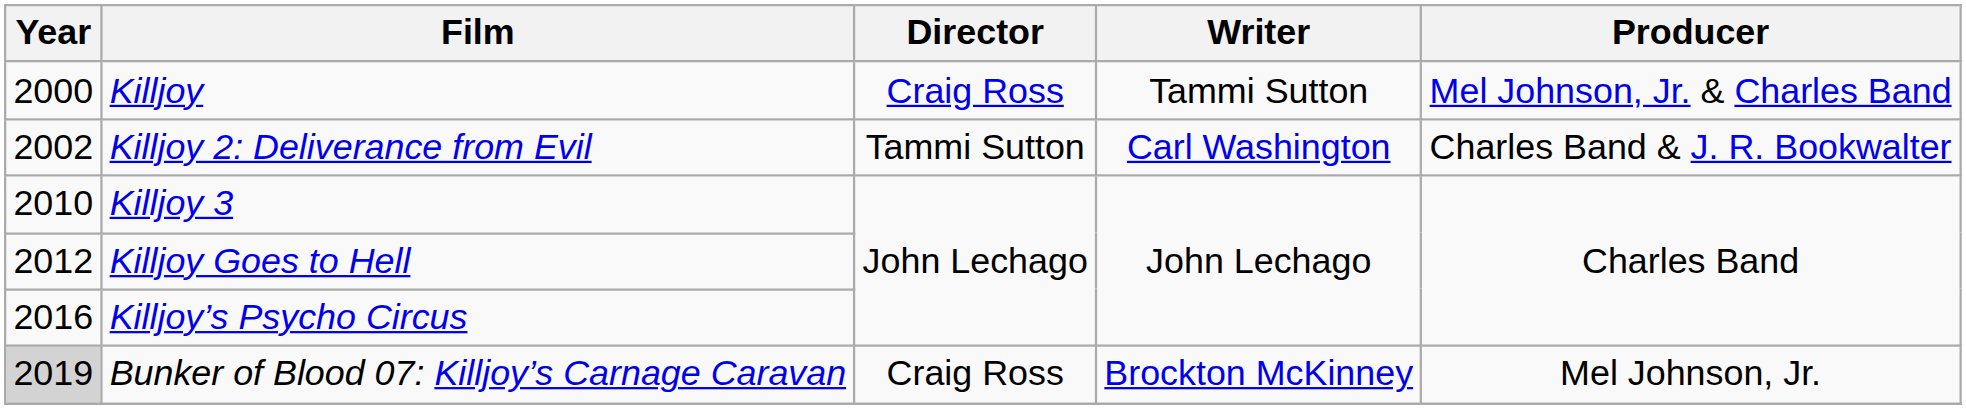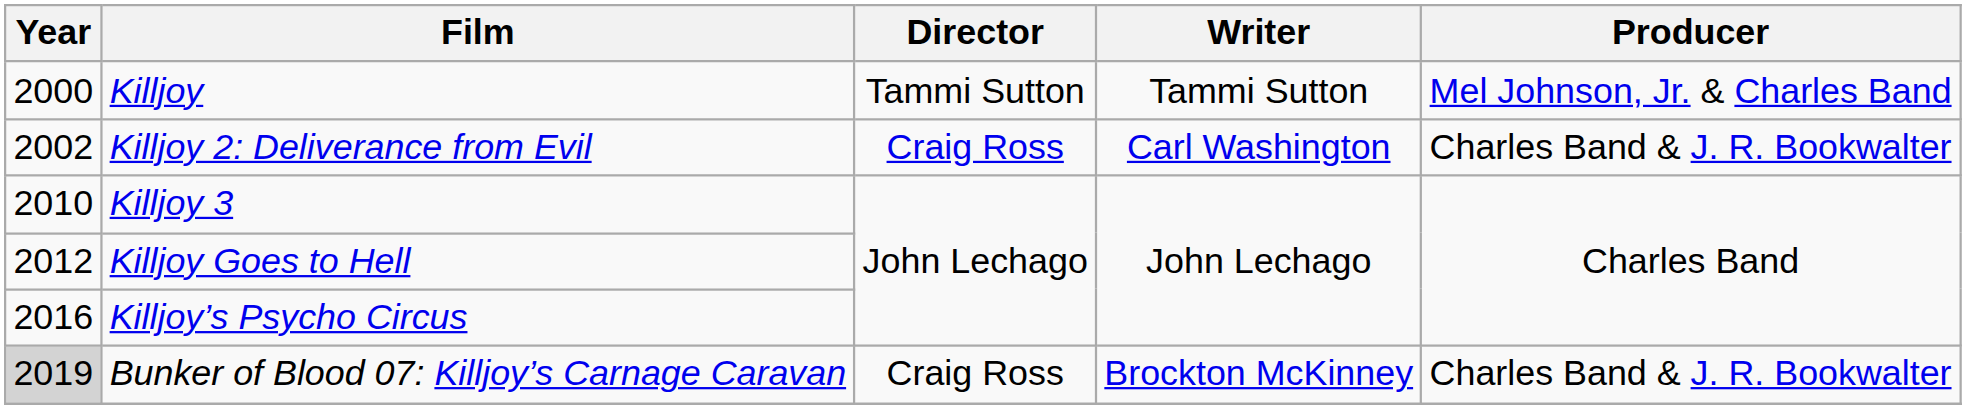(975, 89) Craig Ross -> (975, 89) Tammi Sutton
(975, 146) Tammi Sutton -> (975, 146) Craig Ross
(1691, 373) Mel Johnson, Jr. -> (1691, 373) Charles Band & J. R. Bookwalter
